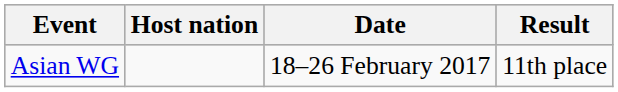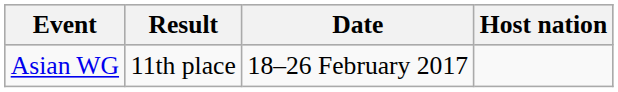columns swapped: (194, 24) <-> (555, 24)
